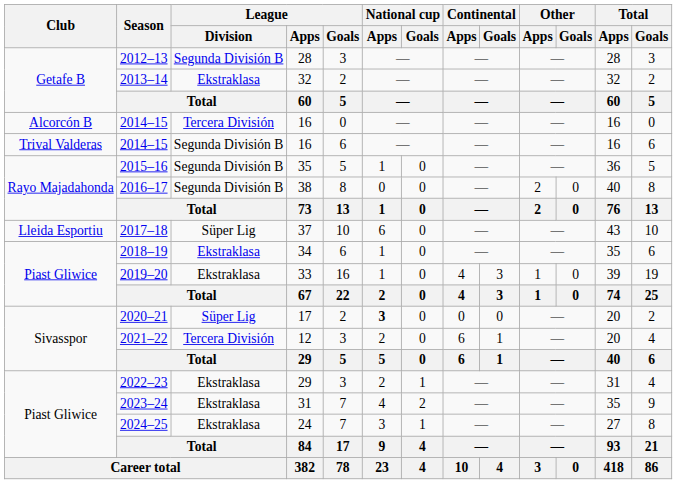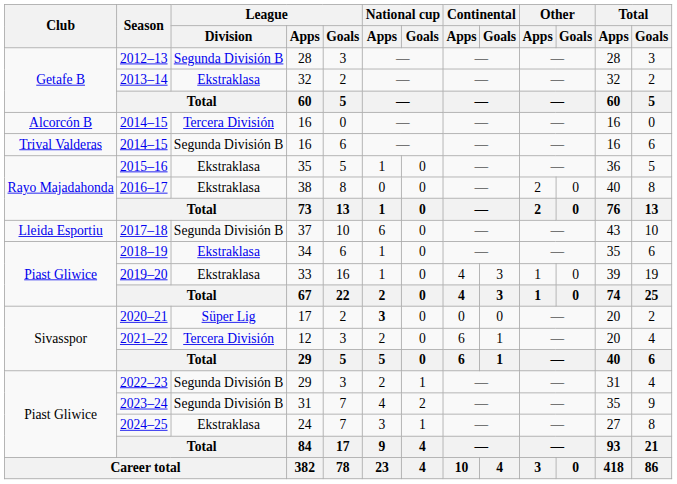(229, 166) Segunda División B -> (229, 166) Ekstraklasa
(229, 187) Segunda División B -> (229, 187) Ekstraklasa
(229, 230) Süper Lig -> (229, 230) Segunda División B
(229, 381) Ekstraklasa -> (229, 381) Segunda División B
(229, 403) Ekstraklasa -> (229, 403) Segunda División B
